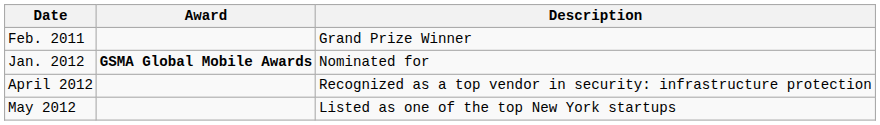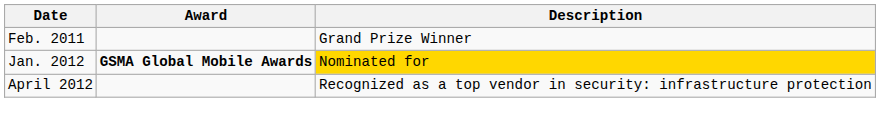(374, 62) no background -> (374, 62) gold background
- row: (42, 108)
